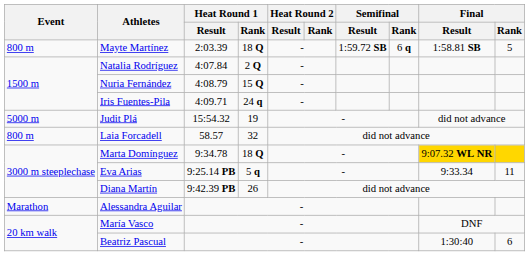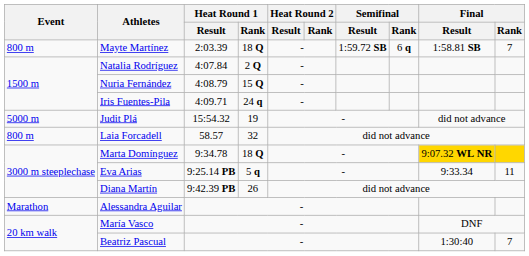(510, 48) 5 -> (510, 48) 7
(510, 242) 6 -> (510, 242) 7
